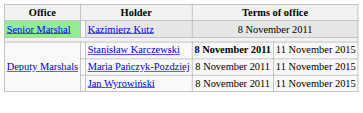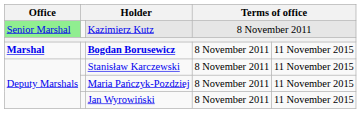+ row: (131, 50)
(233, 50) bold -> (232, 67) normal
